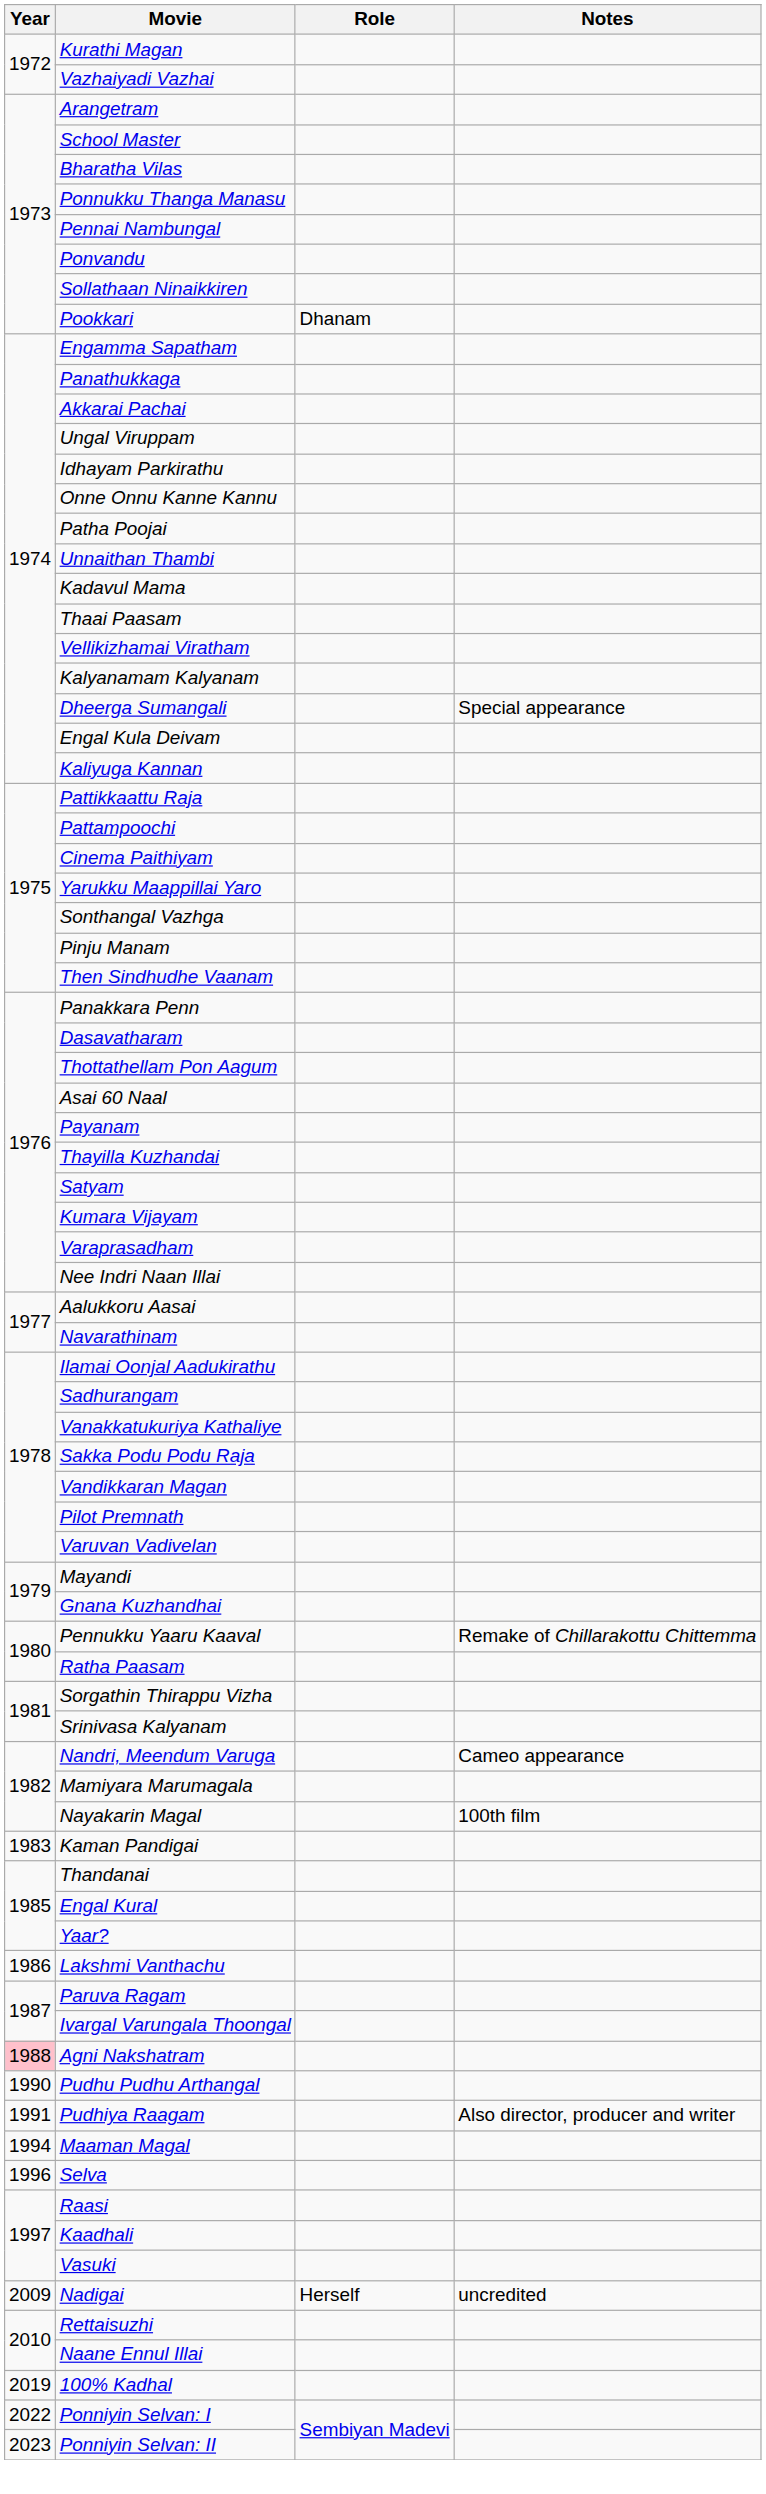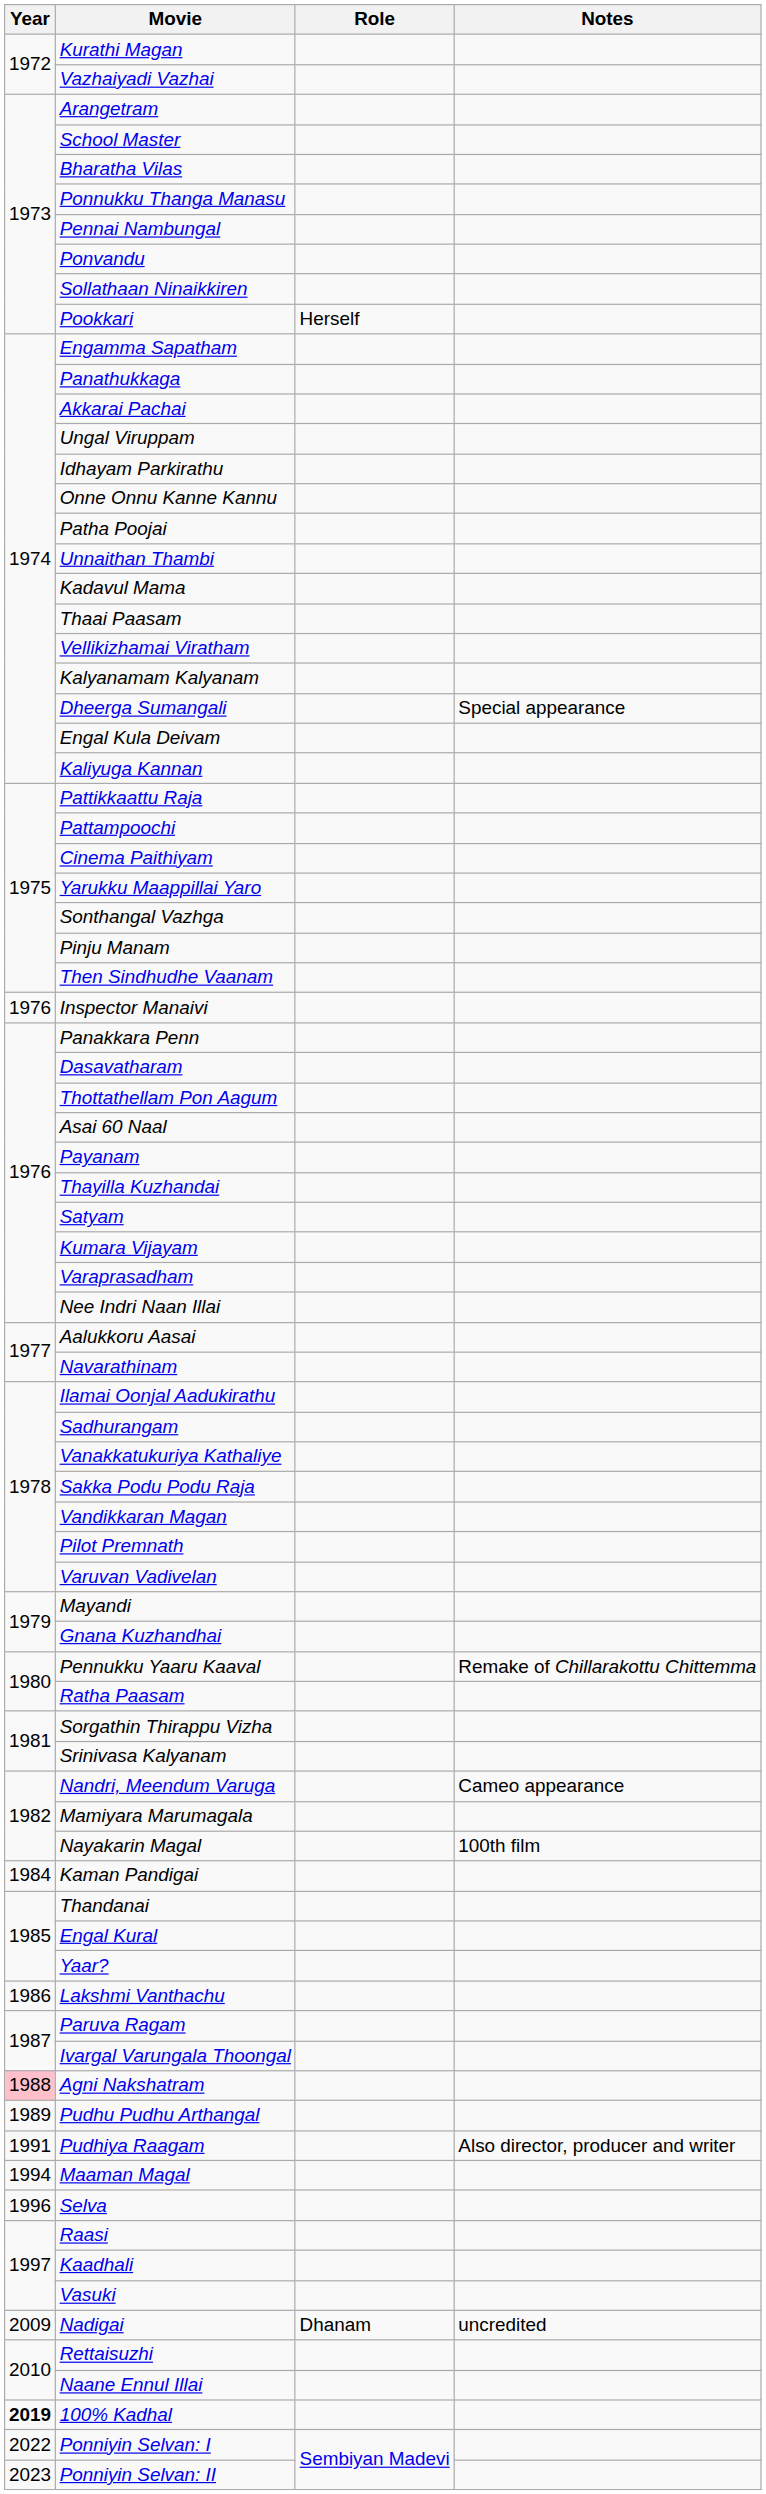(335, 318) Dhanam -> (330, 318) Herself
+ row: (134, 1007)
(30, 1845) 1983 -> (30, 1875) 1984
(30, 2085) 1990 -> (30, 2115) 1989
(330, 2295) Herself -> (335, 2325) Dhanam
(30, 2384) normal -> (30, 2414) bold
